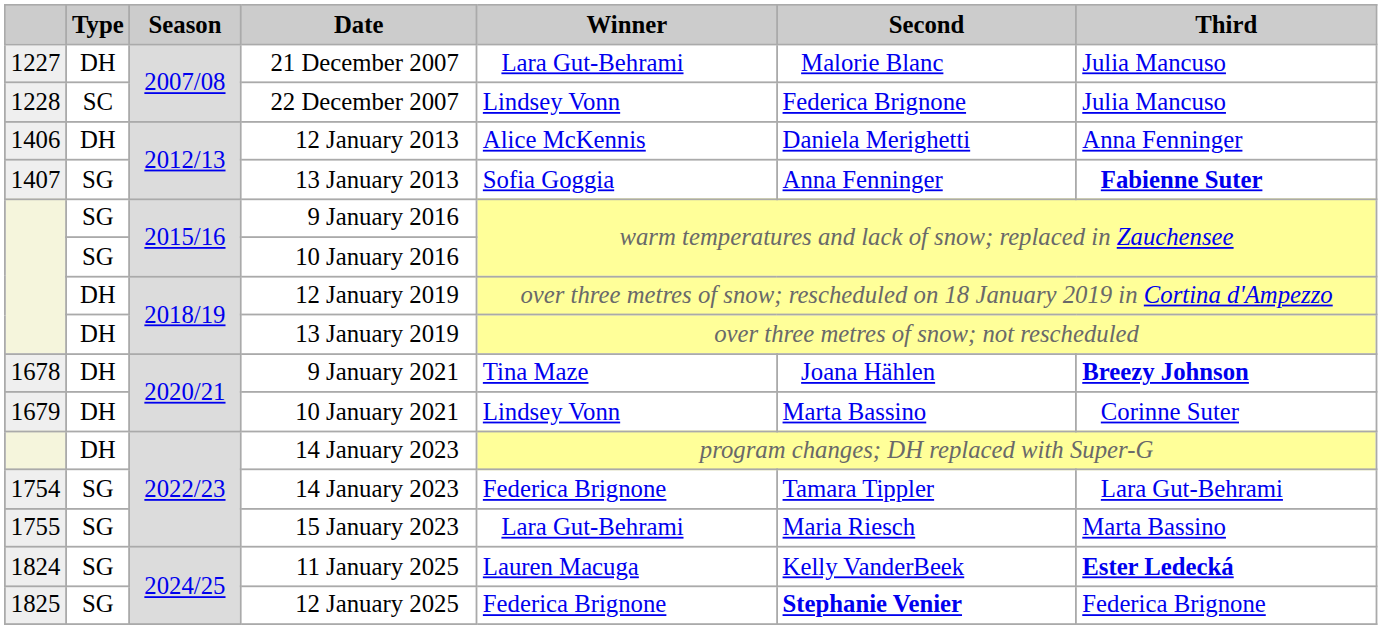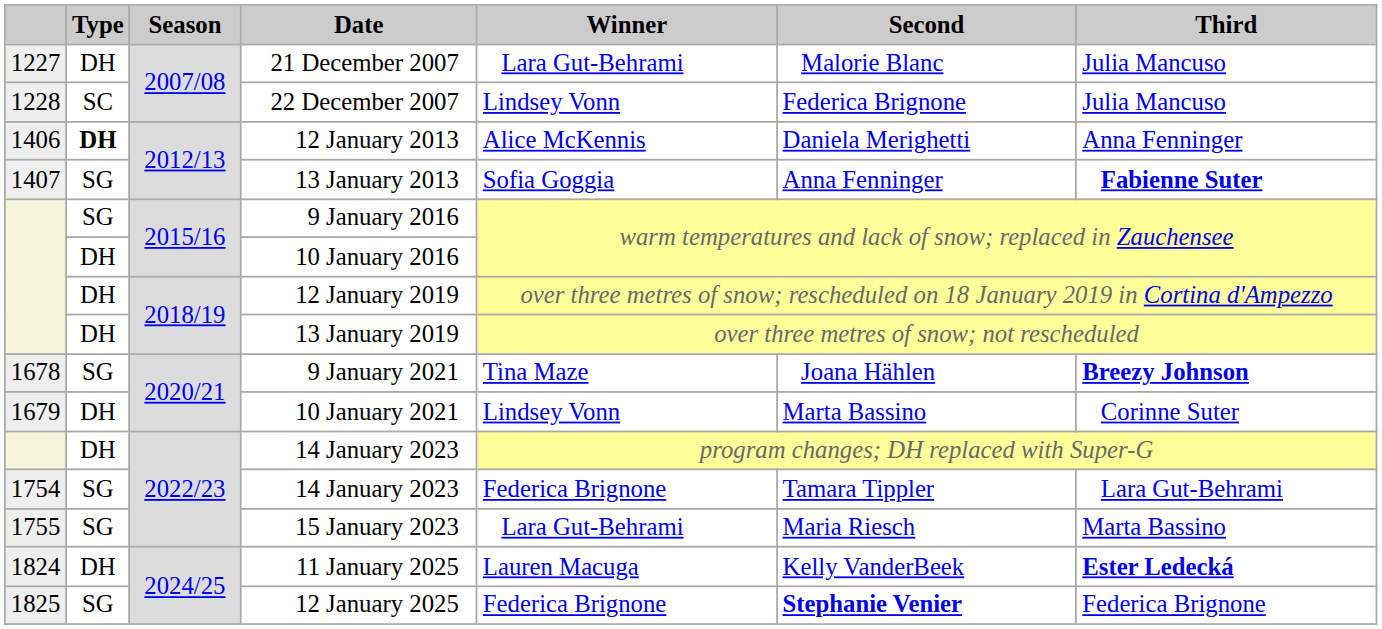(98, 140) normal -> (98, 140) bold
(98, 256) SG -> (98, 256) DH
(98, 372) DH -> (98, 372) SG
(98, 566) SG -> (98, 566) DH
